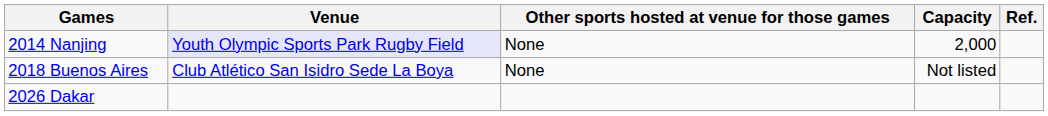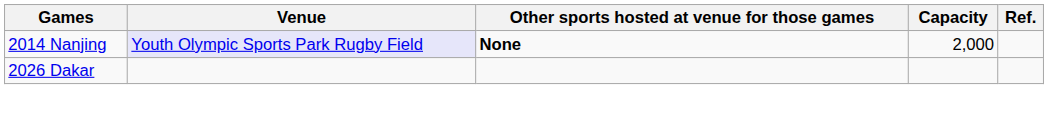(525, 44) normal -> (500, 44) bold
- row: (78, 70)
